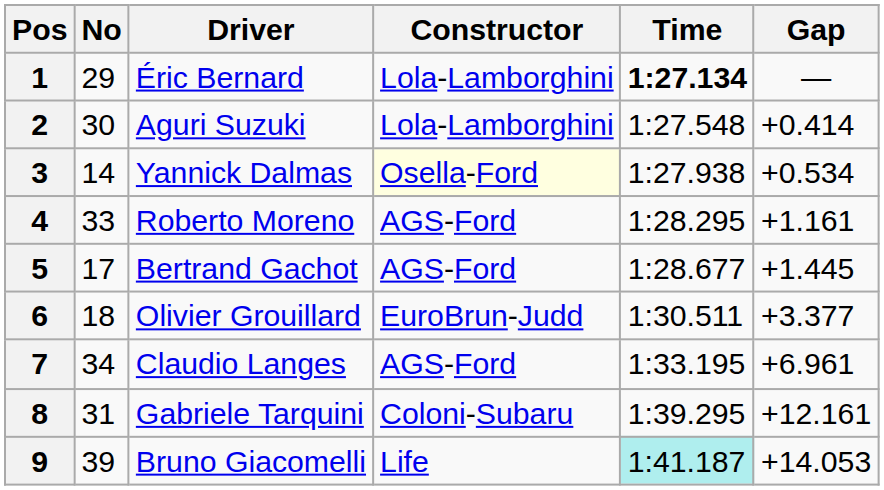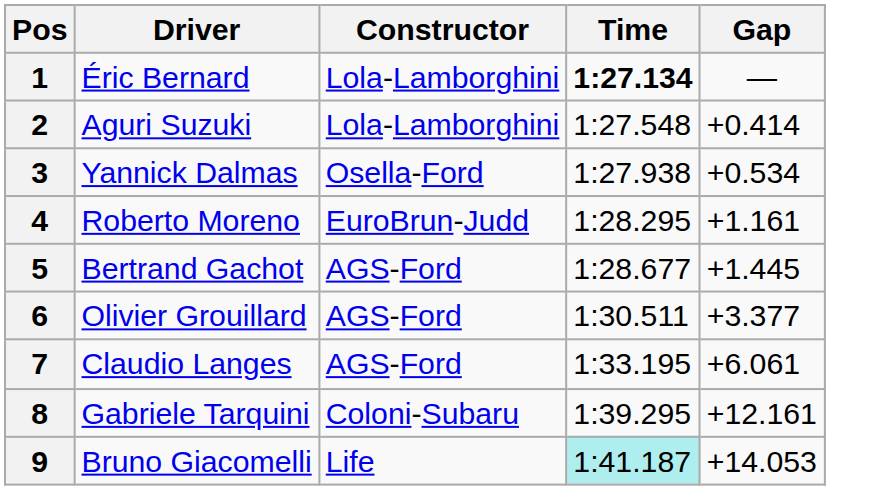- column: (102, 29)
(459, 173) lightyellow background -> (405, 173) no background
(448, 221) AGS-Ford -> (427, 221) EuroBrun-Judd
(482, 316) EuroBrun-Judd -> (394, 316) AGS-Ford
(808, 364) +6.961 -> (753, 364) +6.061
